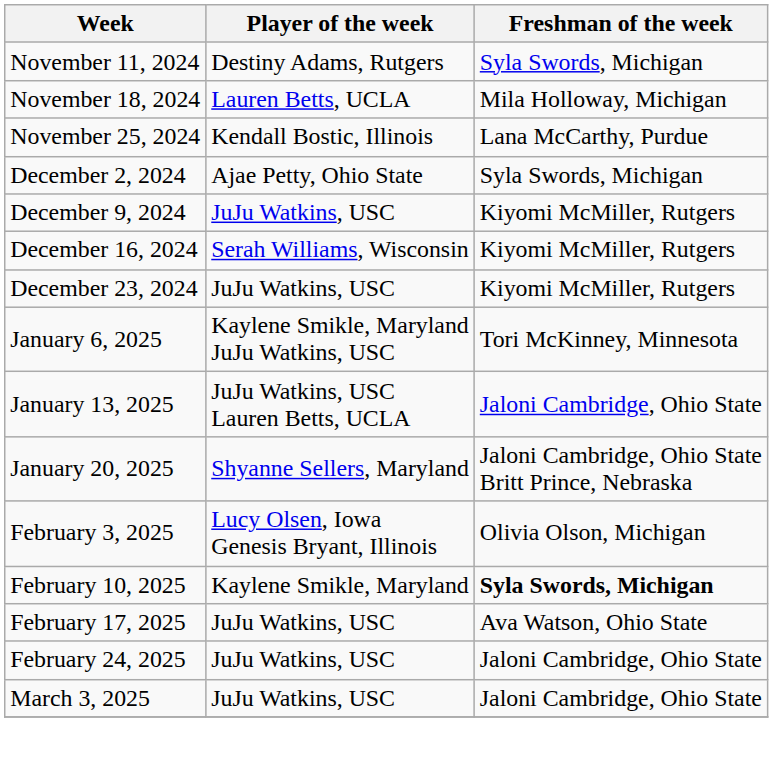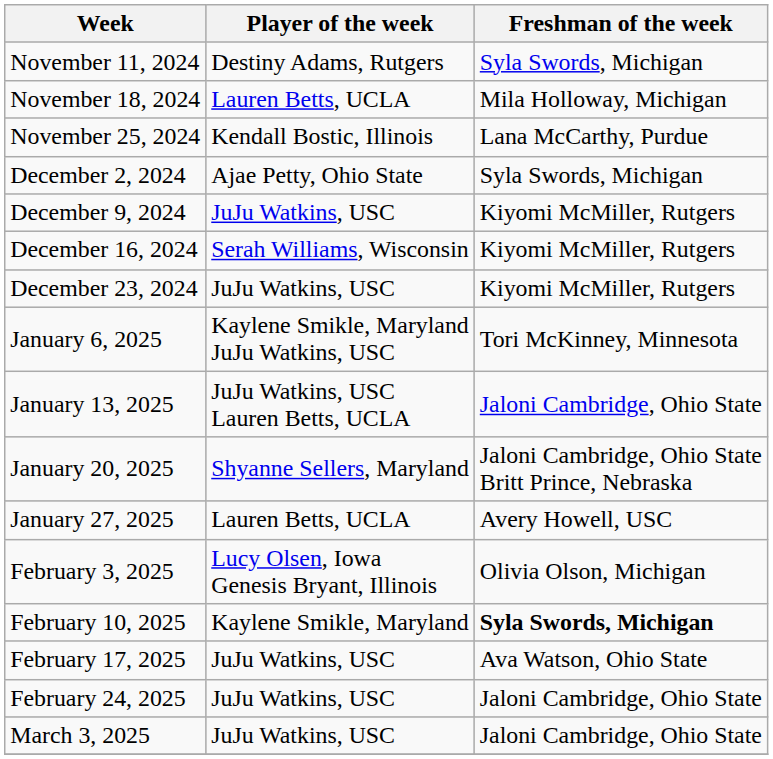+ row: (92, 519)
